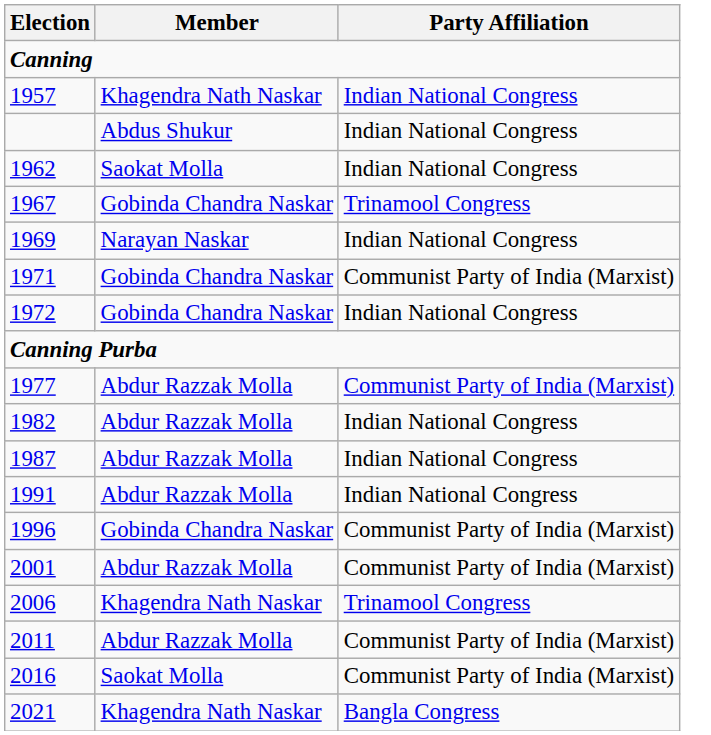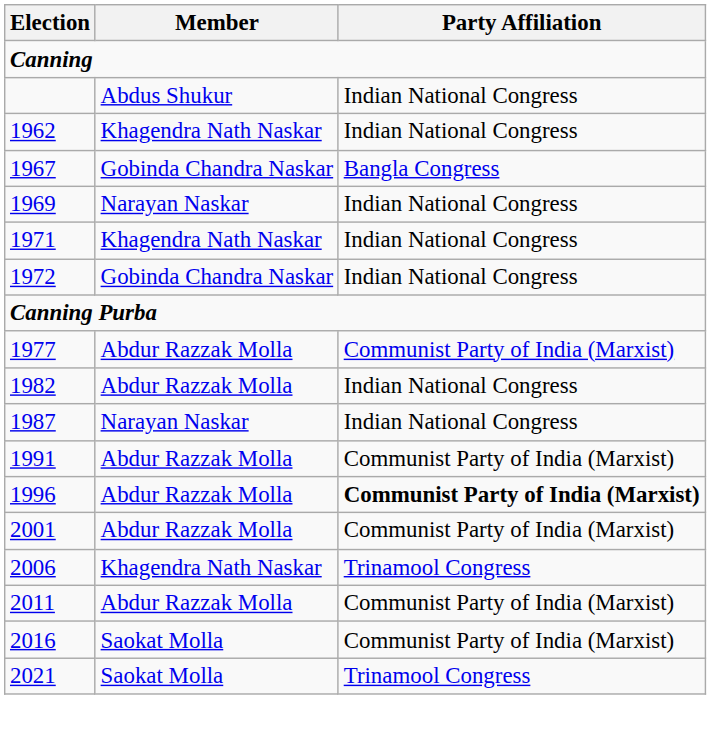- row: (33, 95)
(162, 167) Saokat Molla -> (211, 131) Khagendra Nath Naskar
(437, 204) Trinamool Congress -> (422, 167) Bangla Congress
(217, 276) Gobinda Chandra Naskar -> (211, 240) Khagendra Nath Naskar
(509, 276) Communist Party of India (Marxist) -> (461, 240) Indian National Congress
(197, 458) Abdur Razzak Molla -> (175, 421) Narayan Naskar
(461, 494) Indian National Congress -> (509, 458) Communist Party of India (Marxist)
(217, 530) Gobinda Chandra Naskar -> (197, 494) Abdur Razzak Molla
(509, 530) normal -> (522, 494) bold
(211, 712) Khagendra Nath Naskar -> (162, 675) Saokat Molla
(422, 712) Bangla Congress -> (437, 675) Trinamool Congress
